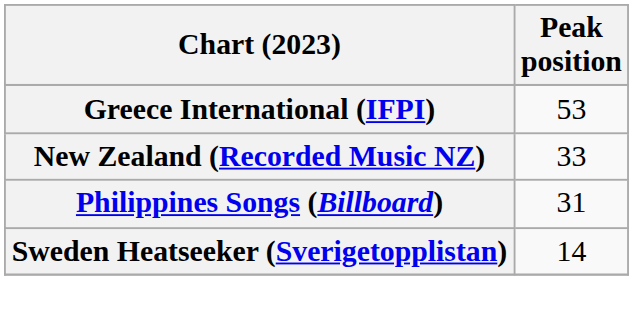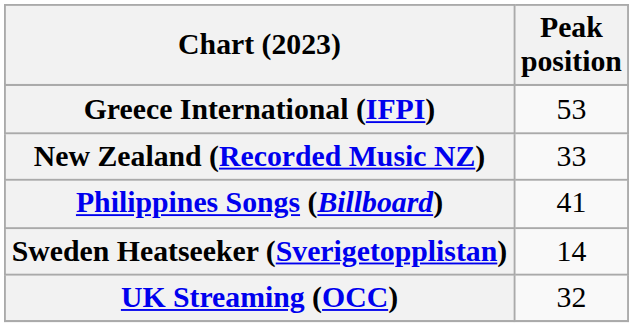(571, 203) 31 -> (571, 203) 41
+ row: (259, 297)
